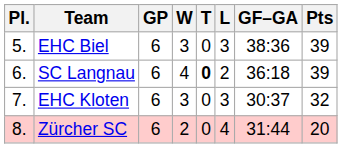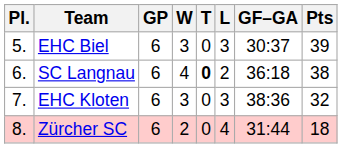(268, 45) 38:36 -> (268, 45) 30:37
(320, 73) 39 -> (320, 73) 38
(268, 101) 30:37 -> (268, 101) 38:36
(320, 128) 20 -> (320, 128) 18
